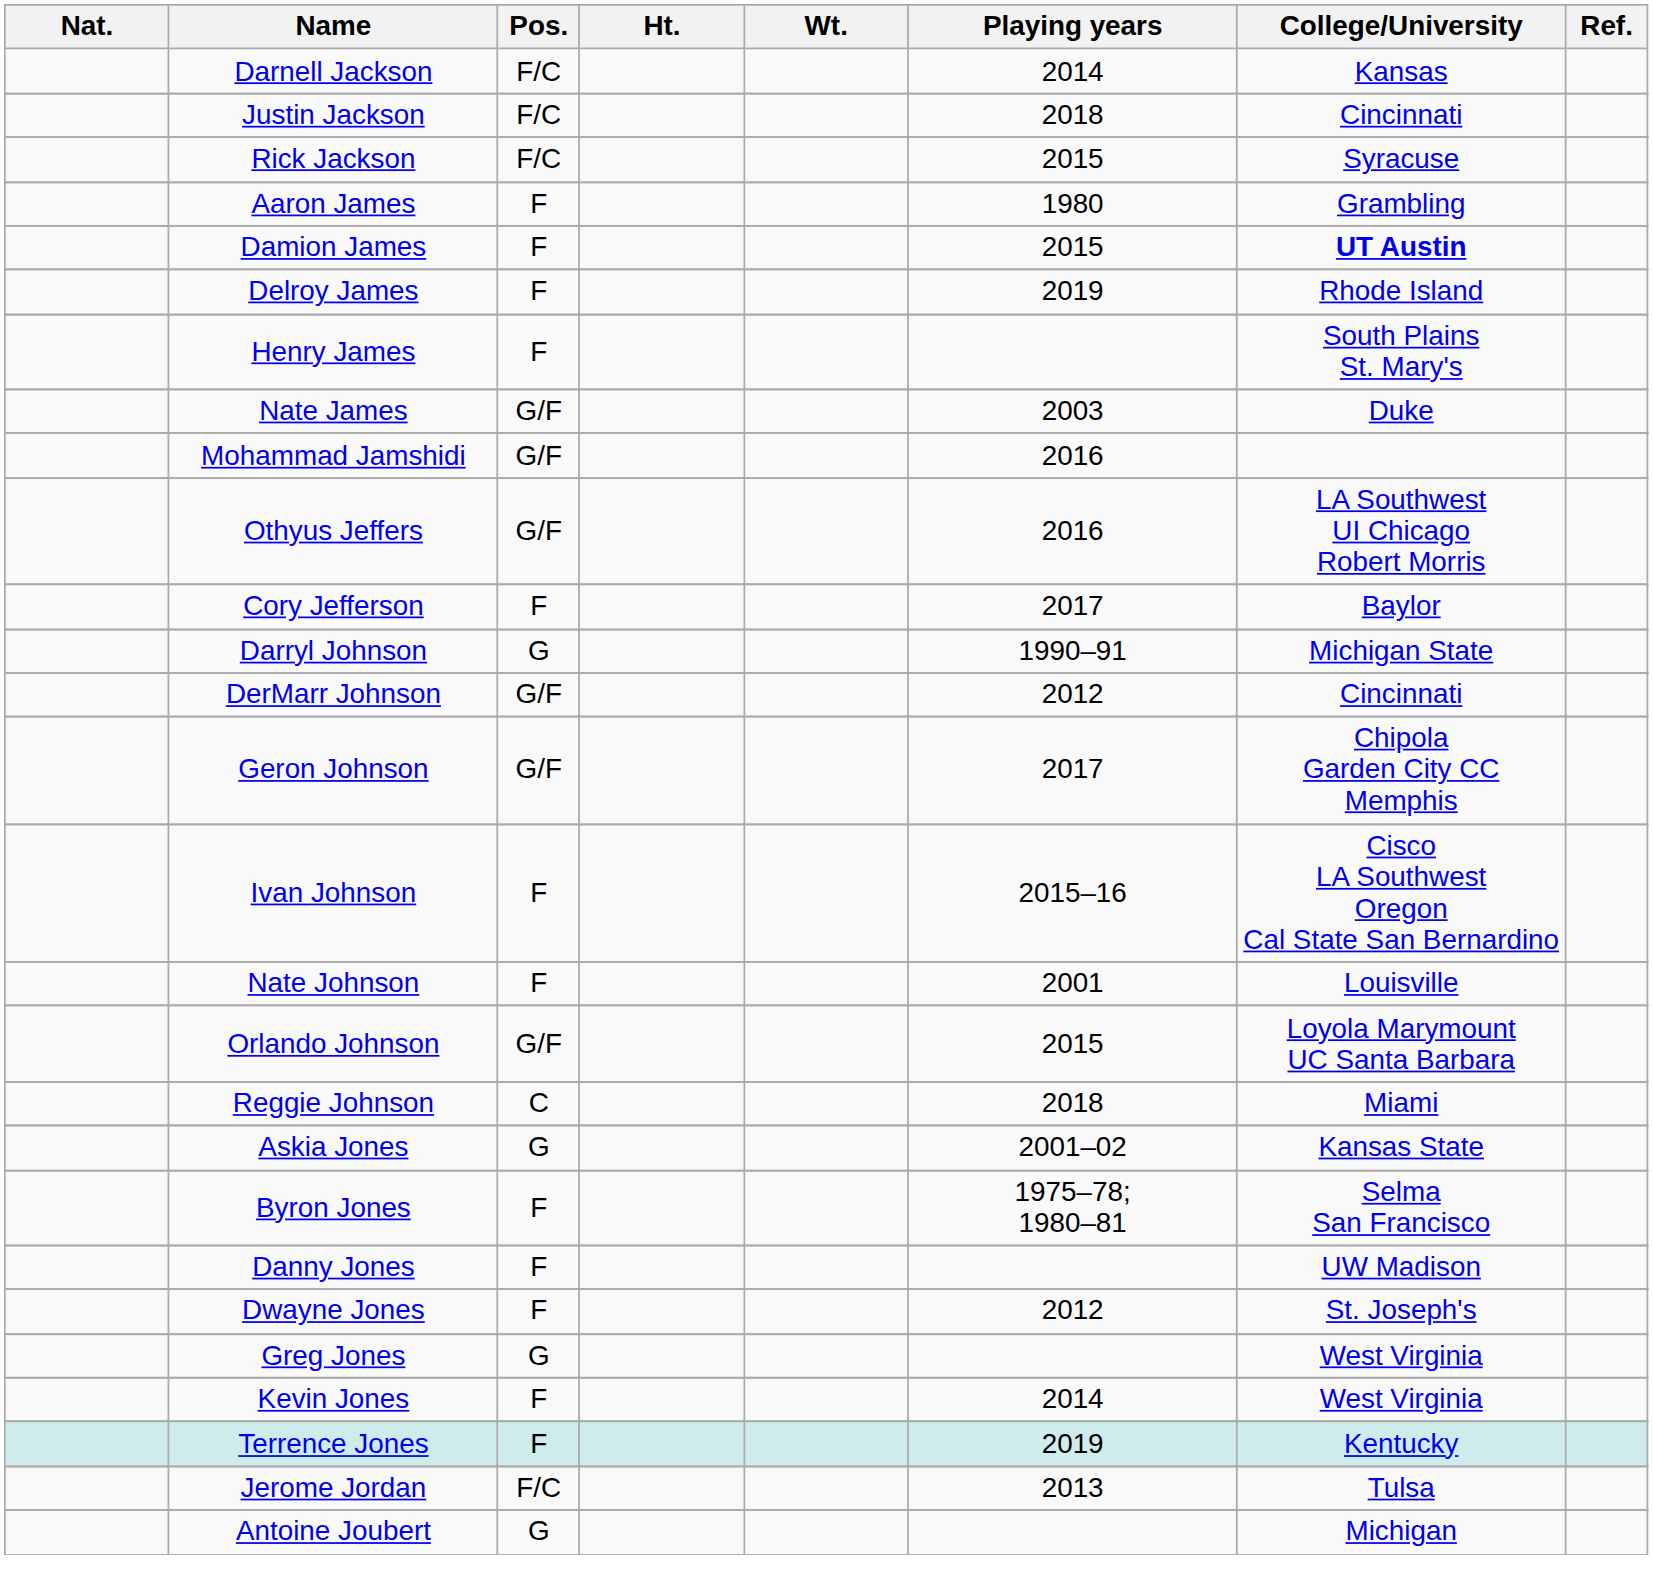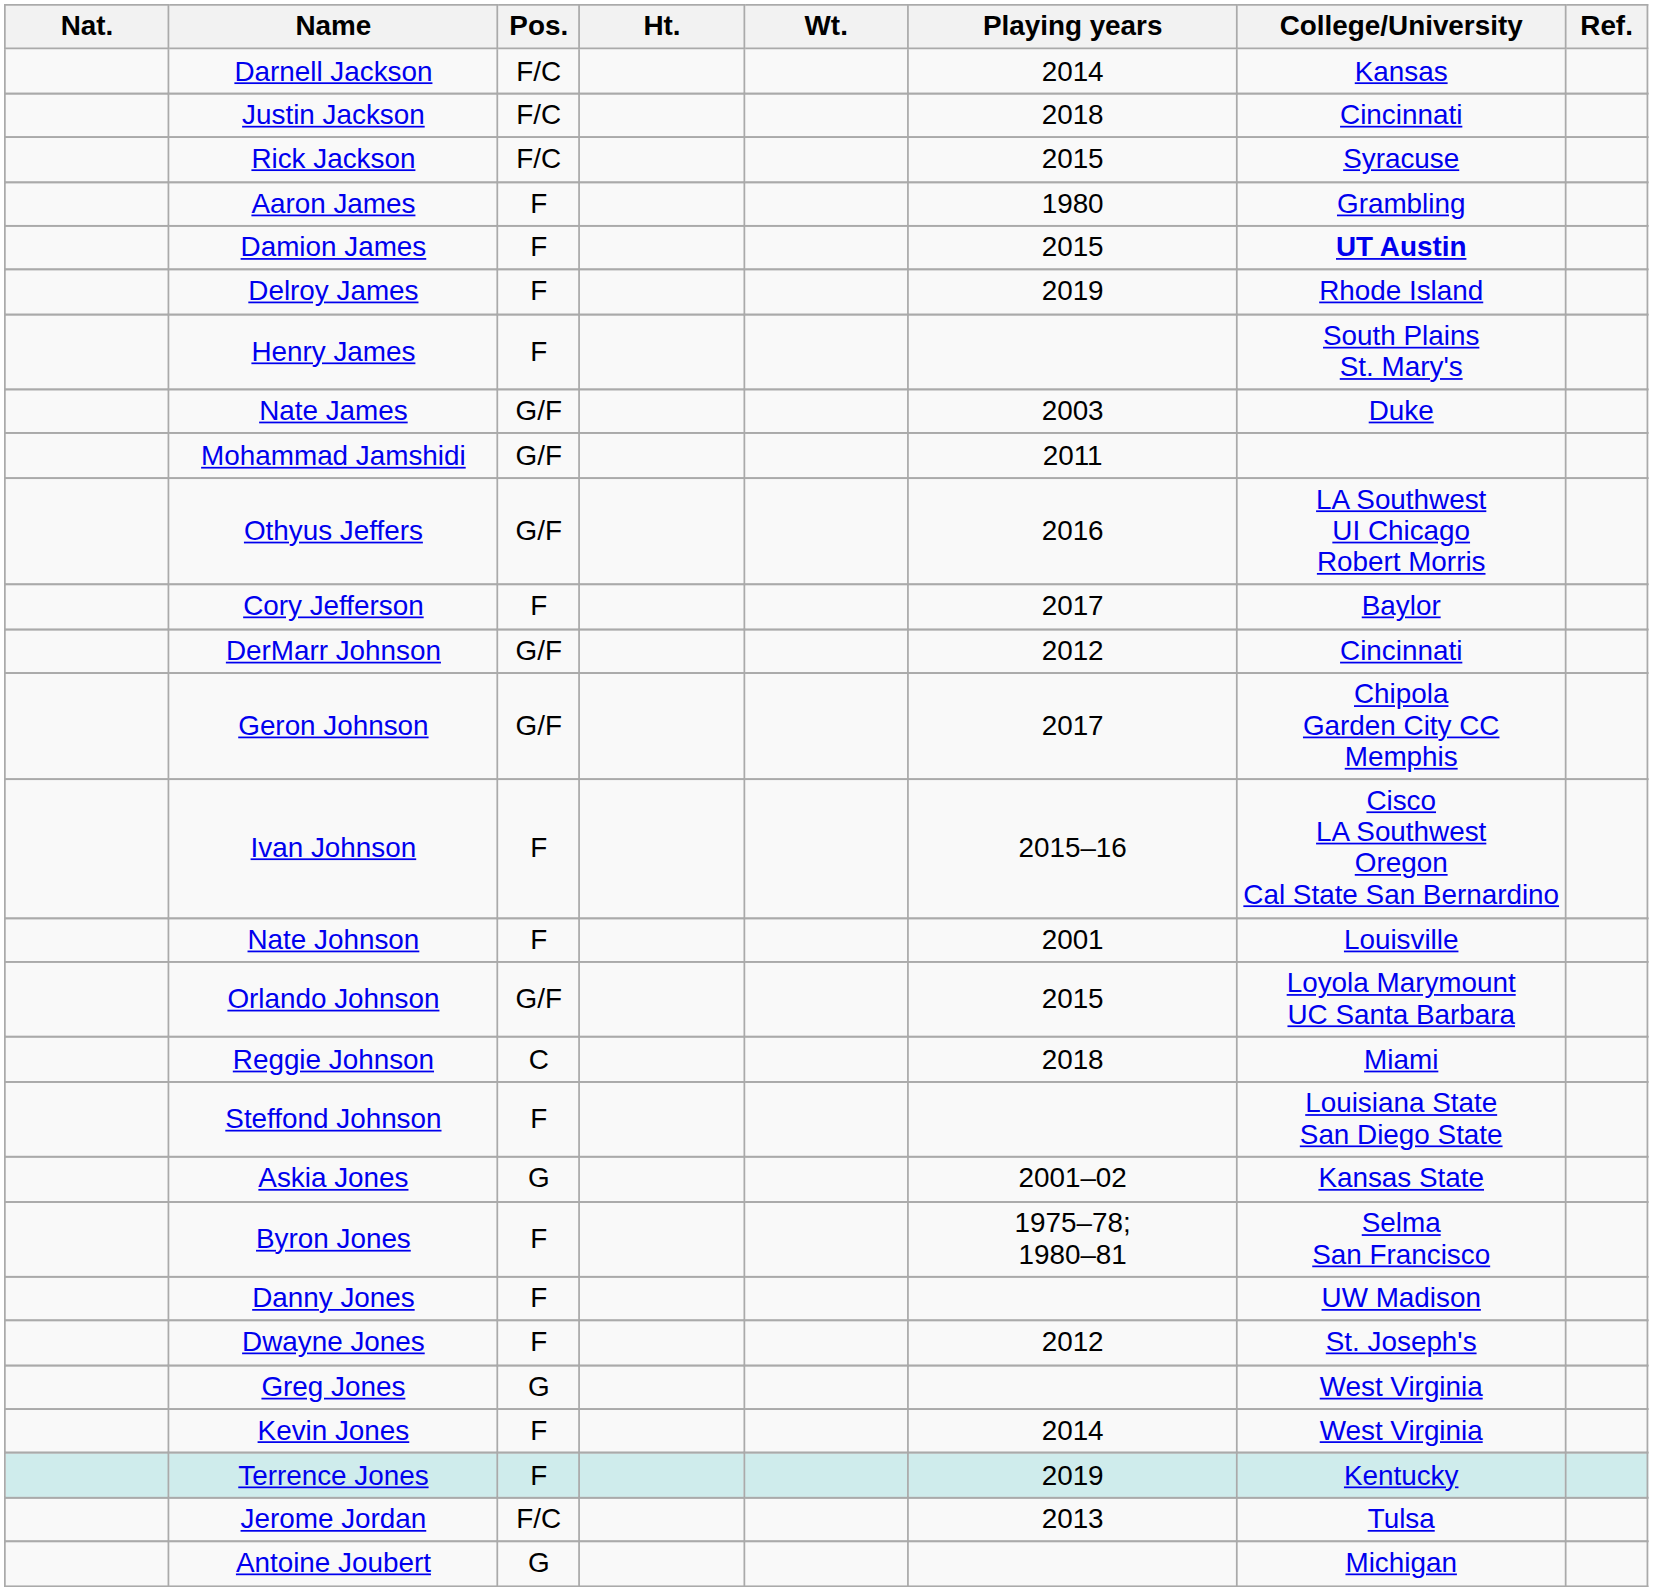(1073, 455) 2016 -> (1073, 455) 2011
- row: (333, 650)
+ row: (333, 1118)
